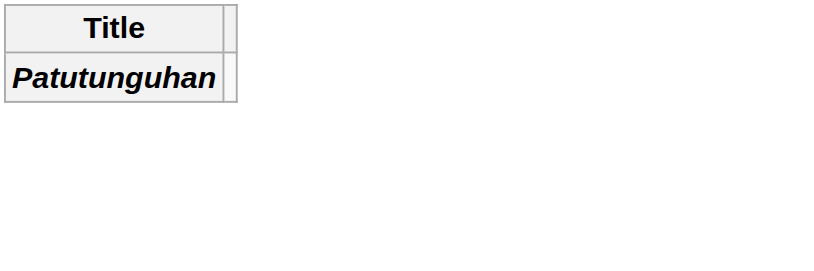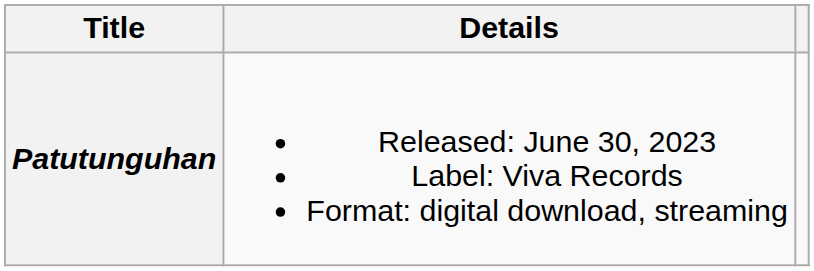+ column: (509, 28)
